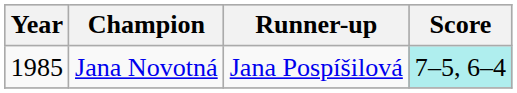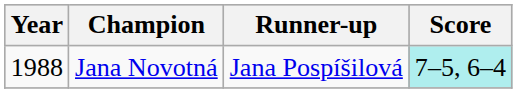(37, 66) 1985 -> (37, 66) 1988
